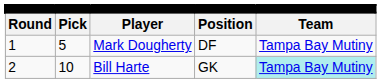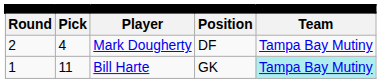(12, 46) 1 -> (12, 46) 2
(62, 46) 5 -> (62, 46) 4
(12, 68) 2 -> (12, 68) 1
(66, 68) 10 -> (66, 68) 11
